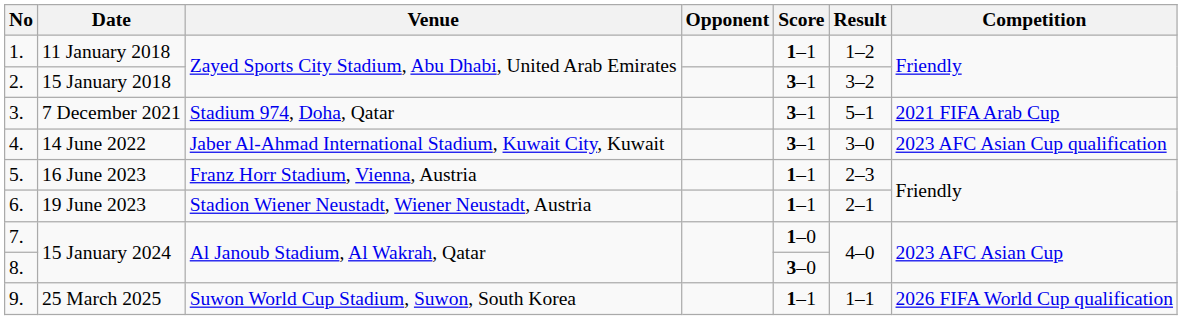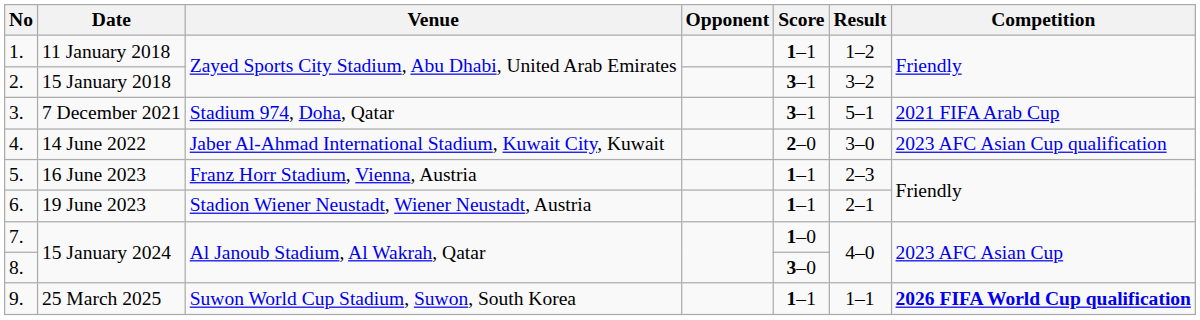(801, 143) 3–1 -> (801, 143) 2–0
(1034, 298) normal -> (1043, 298) bold
